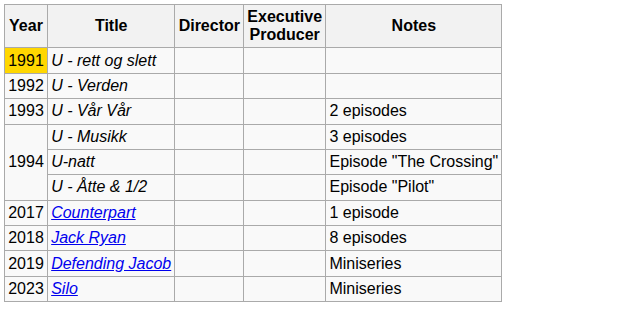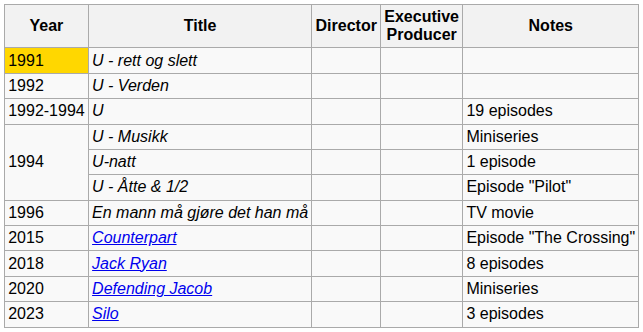+ row: (98, 111)
- row: (91, 111)
(368, 136) 3 episodes -> (502, 136) Miniseries
(414, 162) Episode "The Crossing" -> (501, 162) 1 episode
+ row: (200, 212)
(26, 212) 2017 -> (26, 238) 2015
(364, 212) 1 episode -> (551, 238) Episode "The Crossing"
(26, 263) 2019 -> (26, 288) 2020
(365, 288) Miniseries -> (505, 314) 3 episodes
